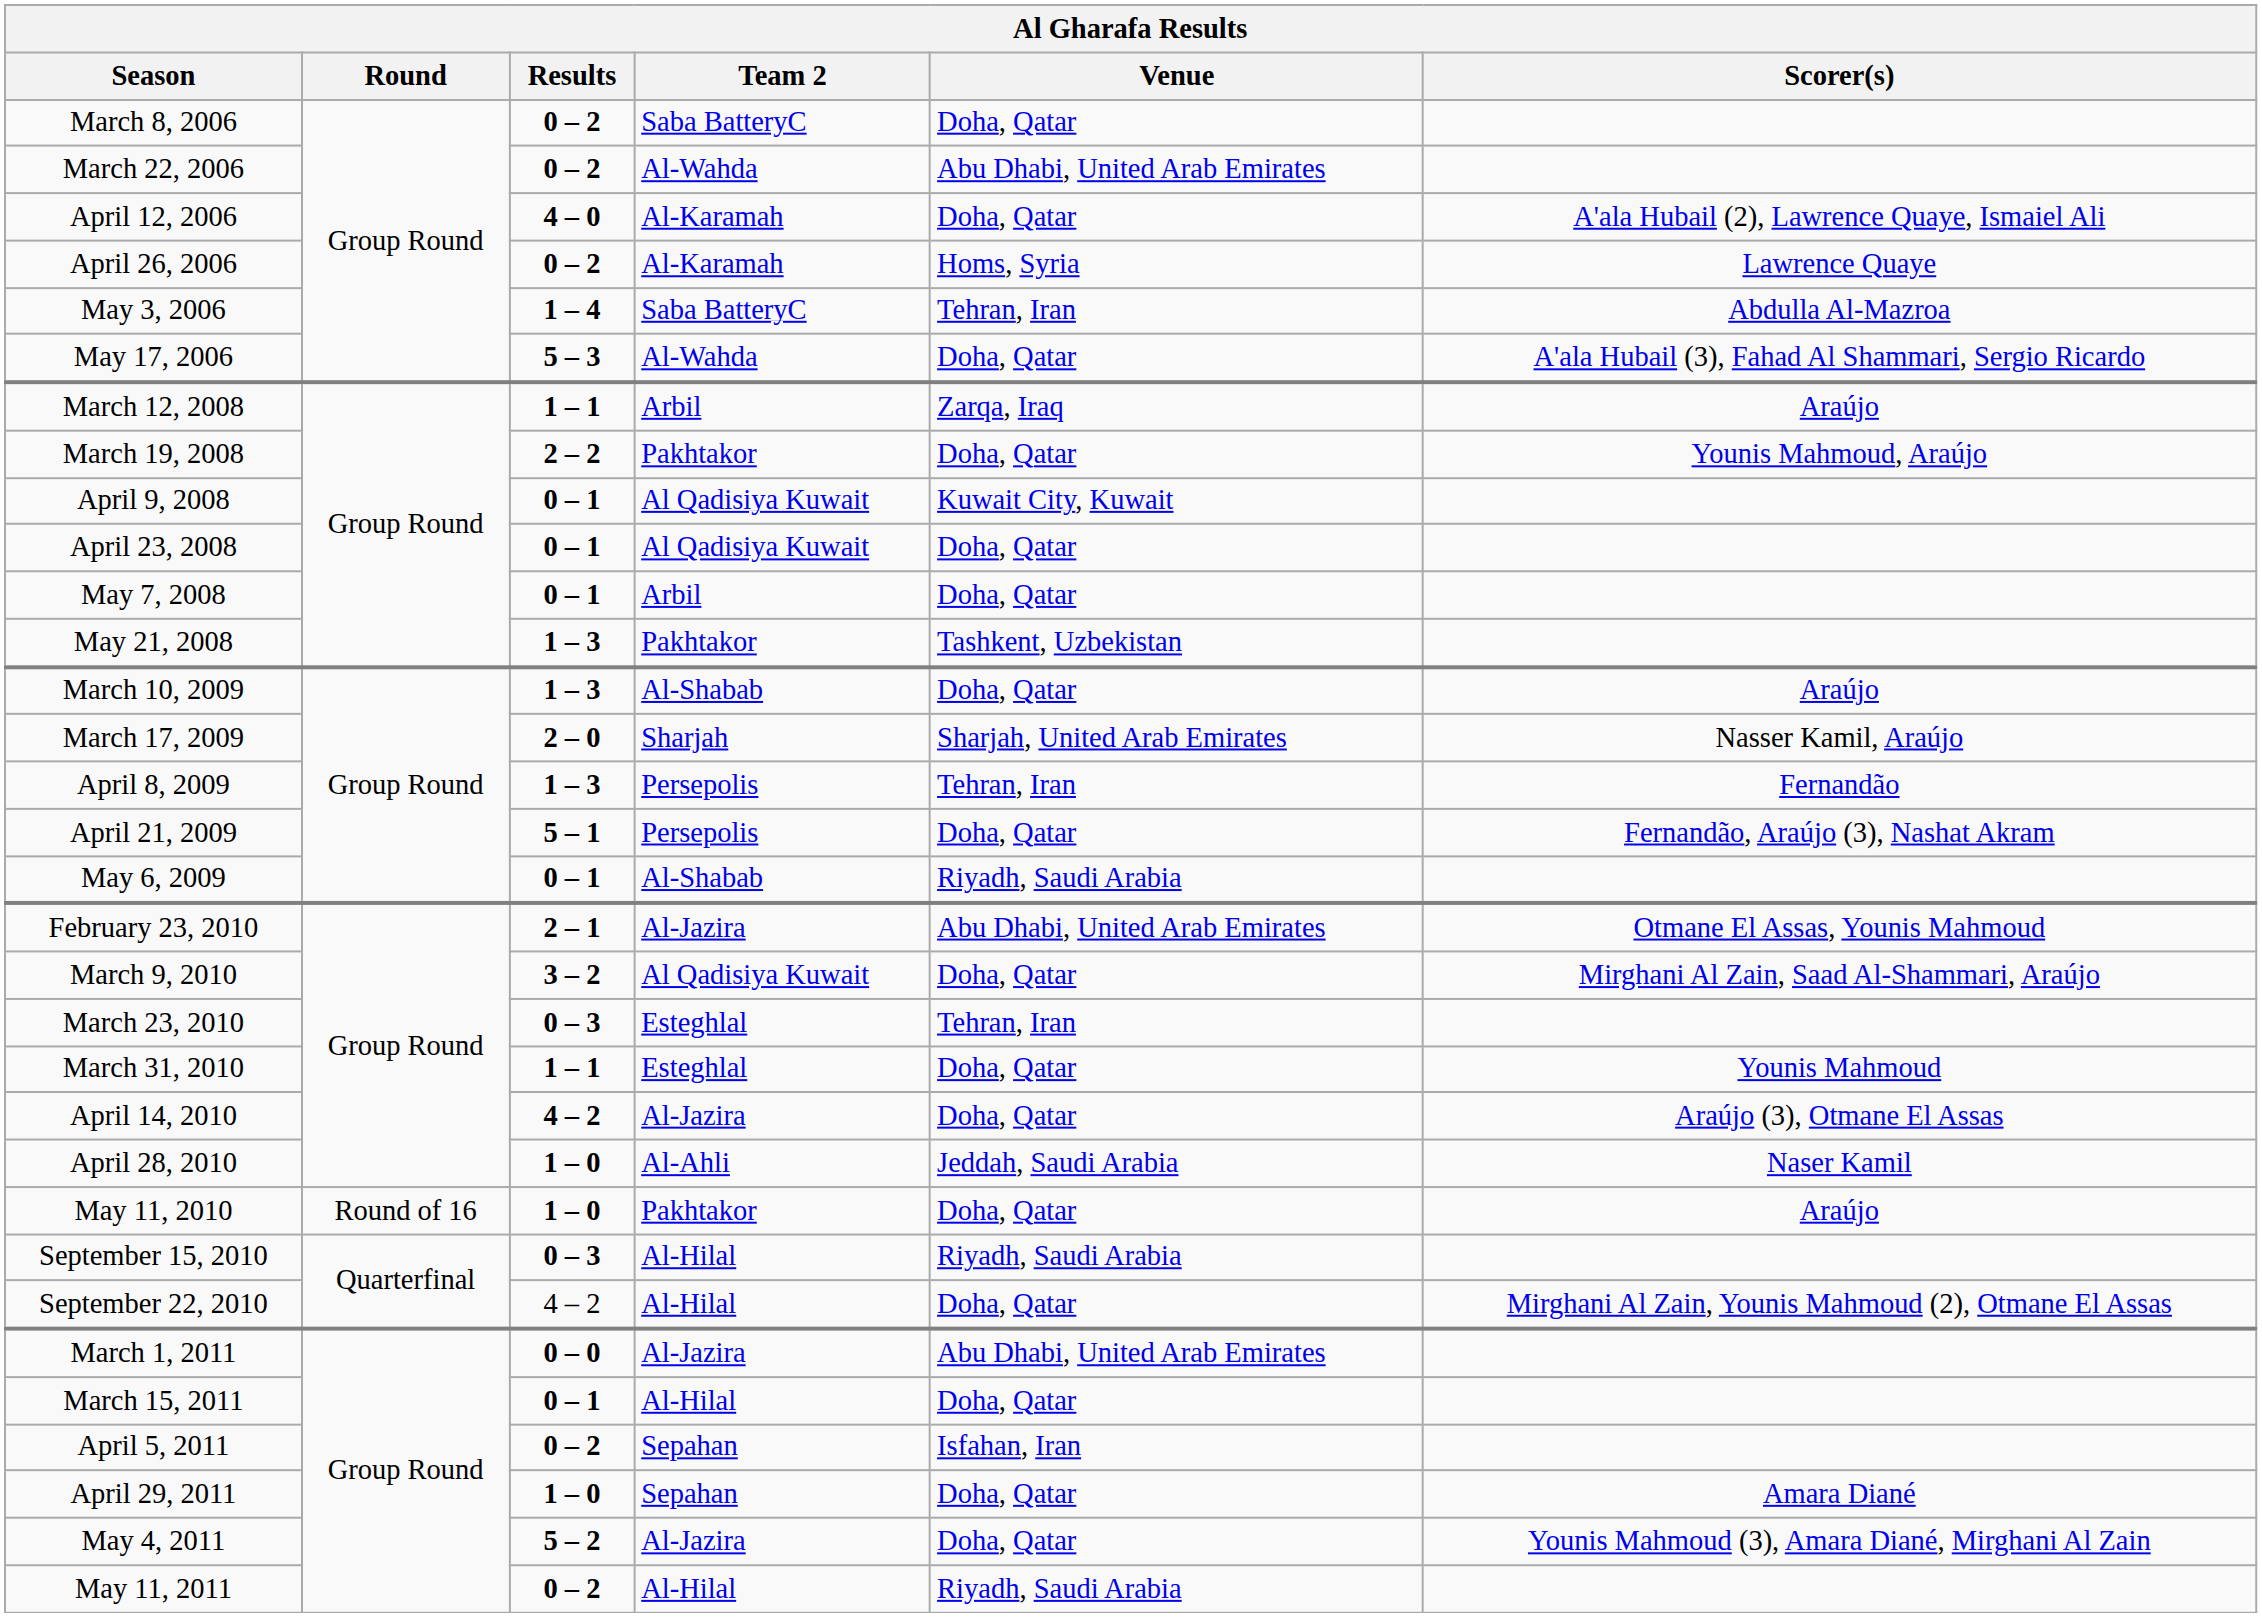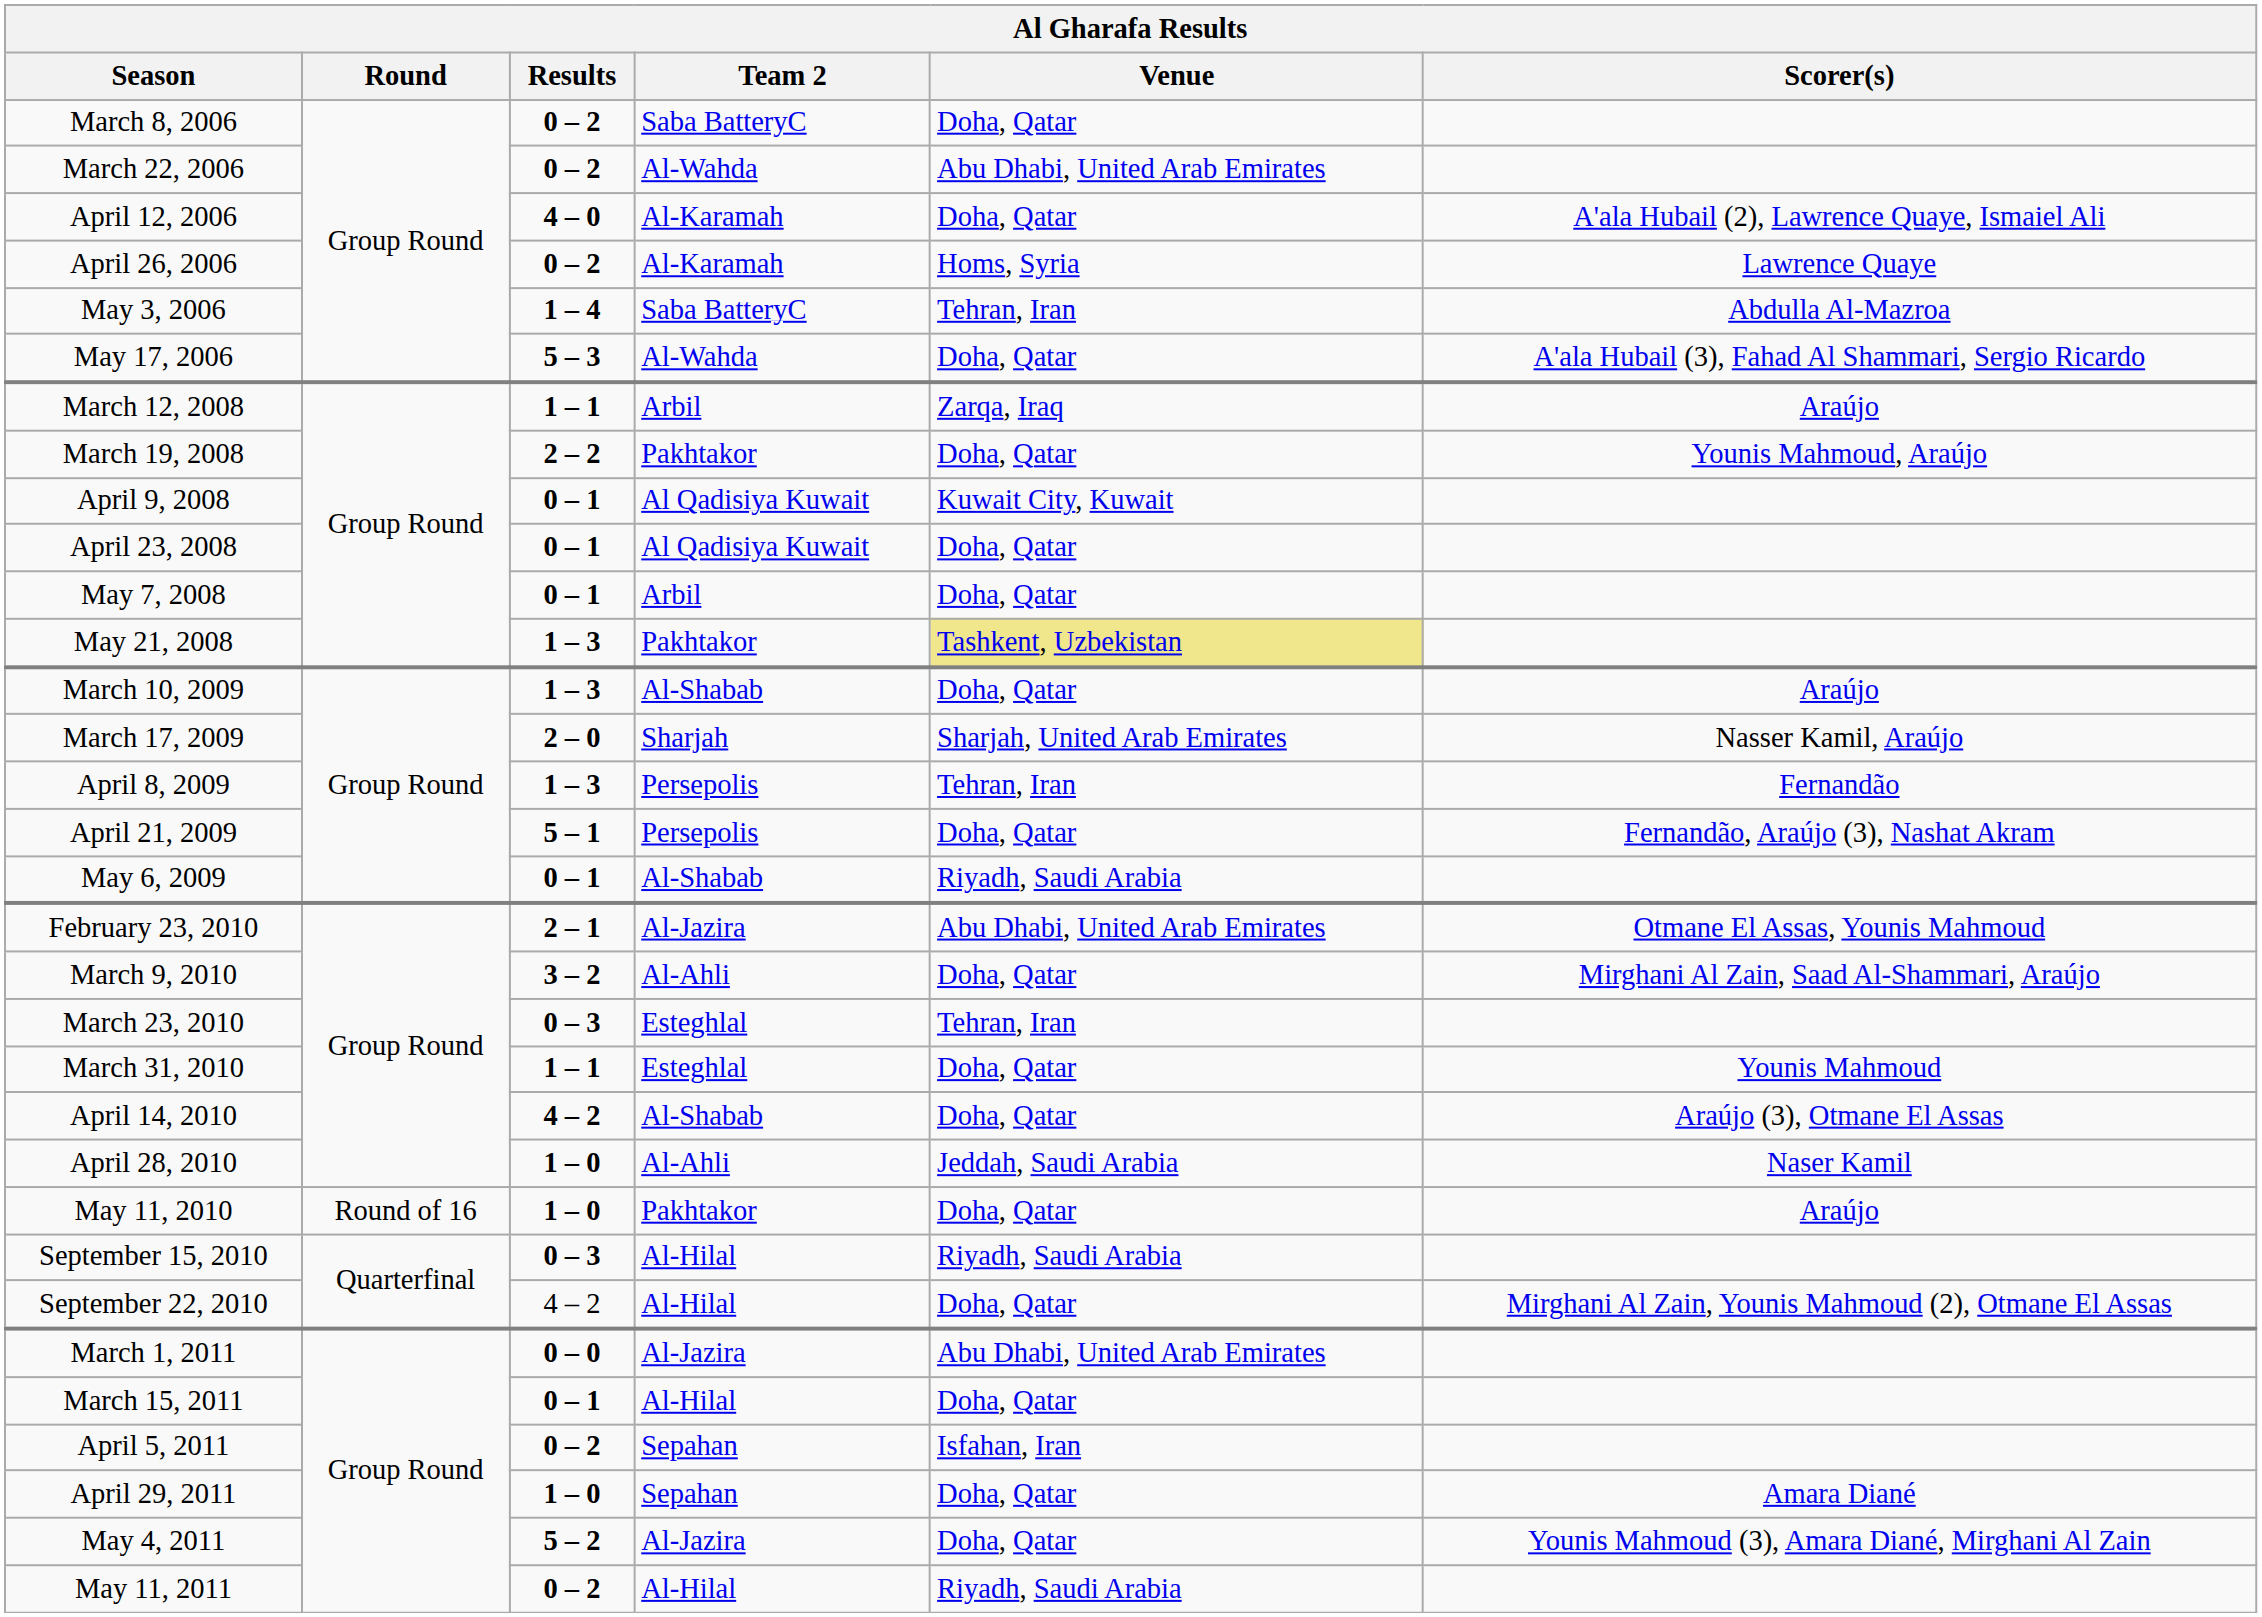(1060, 641) no background -> (1060, 641) khaki background
(755, 974) Al Qadisiya Kuwait -> (686, 974) Al-Ahli
(693, 1115) Al-Jazira -> (702, 1115) Al-Shabab
